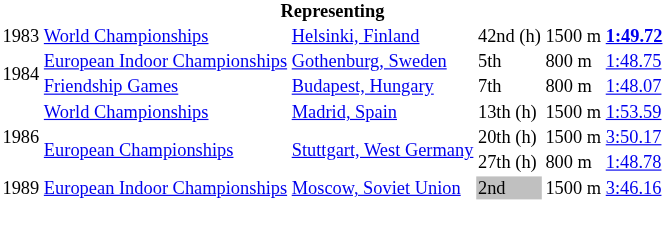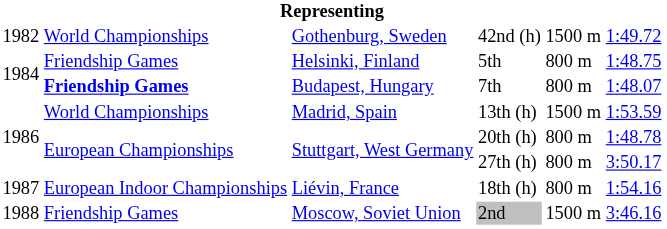(21, 36) 1983 -> (21, 36) 1982
(356, 36) Helsinki, Finland -> (369, 36) Gothenburg, Sweden
(634, 36) bold -> (634, 36) normal
(165, 61) European Indoor Championships -> (111, 61) Friendship Games
(369, 61) Gothenburg, Sweden -> (356, 61) Helsinki, Finland
(111, 86) normal -> (116, 86) bold
(573, 137) 1500 m -> (569, 137) 800 m
(634, 137) 3:50.17 -> (634, 137) 1:48.78
(634, 162) 1:48.78 -> (634, 162) 3:50.17
+ row: (507, 187)
(21, 187) 1989 -> (21, 213) 1988
(165, 187) European Indoor Championships -> (111, 213) Friendship Games
